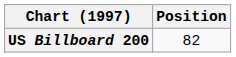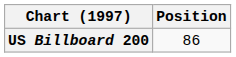(191, 40) 82 -> (191, 40) 86
